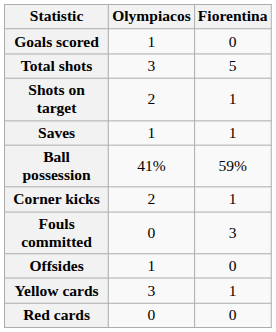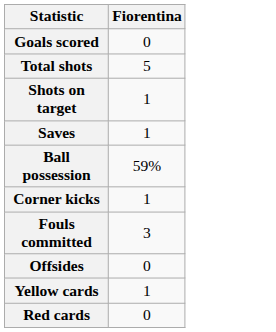- column: (151, 16)
